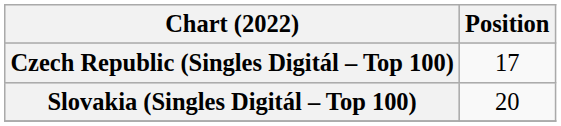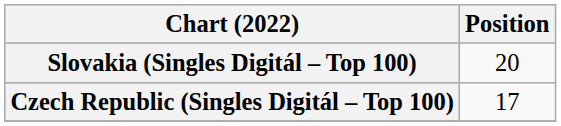rows swapped: (232, 62) <-> (232, 101)
